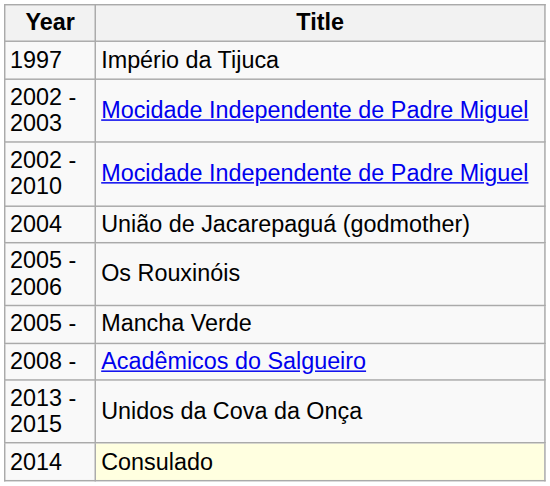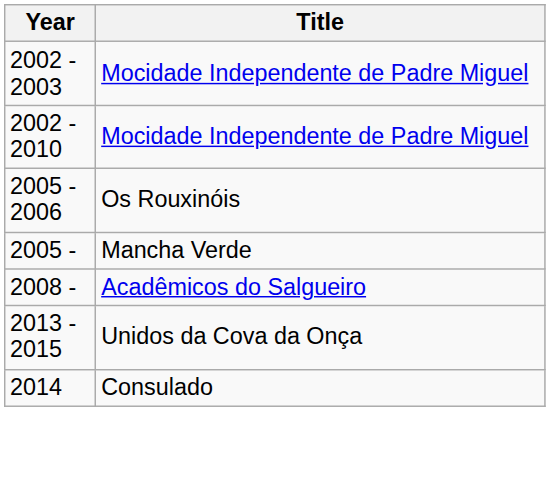- row: (36, 60)
- row: (36, 223)
(157, 461) lightyellow background -> (157, 387) no background
